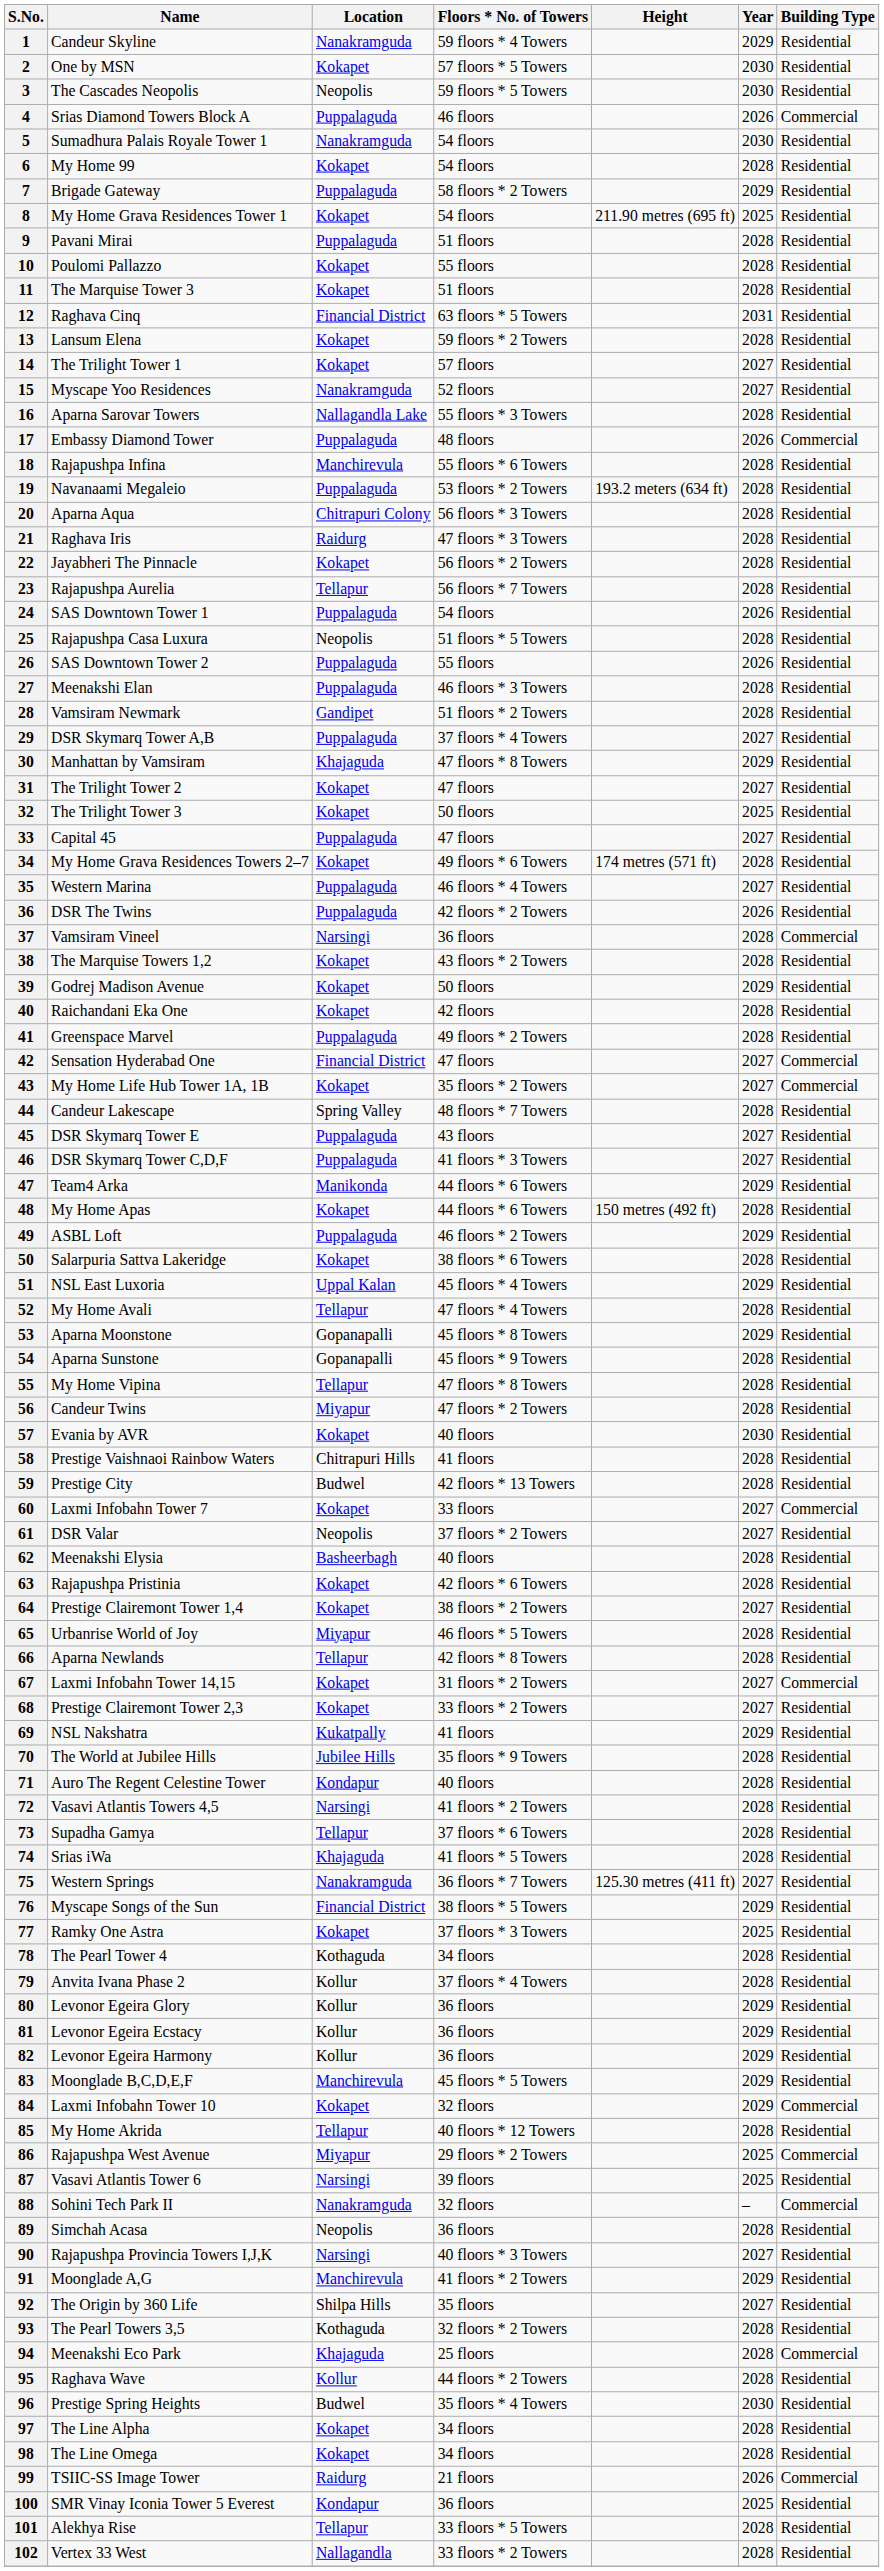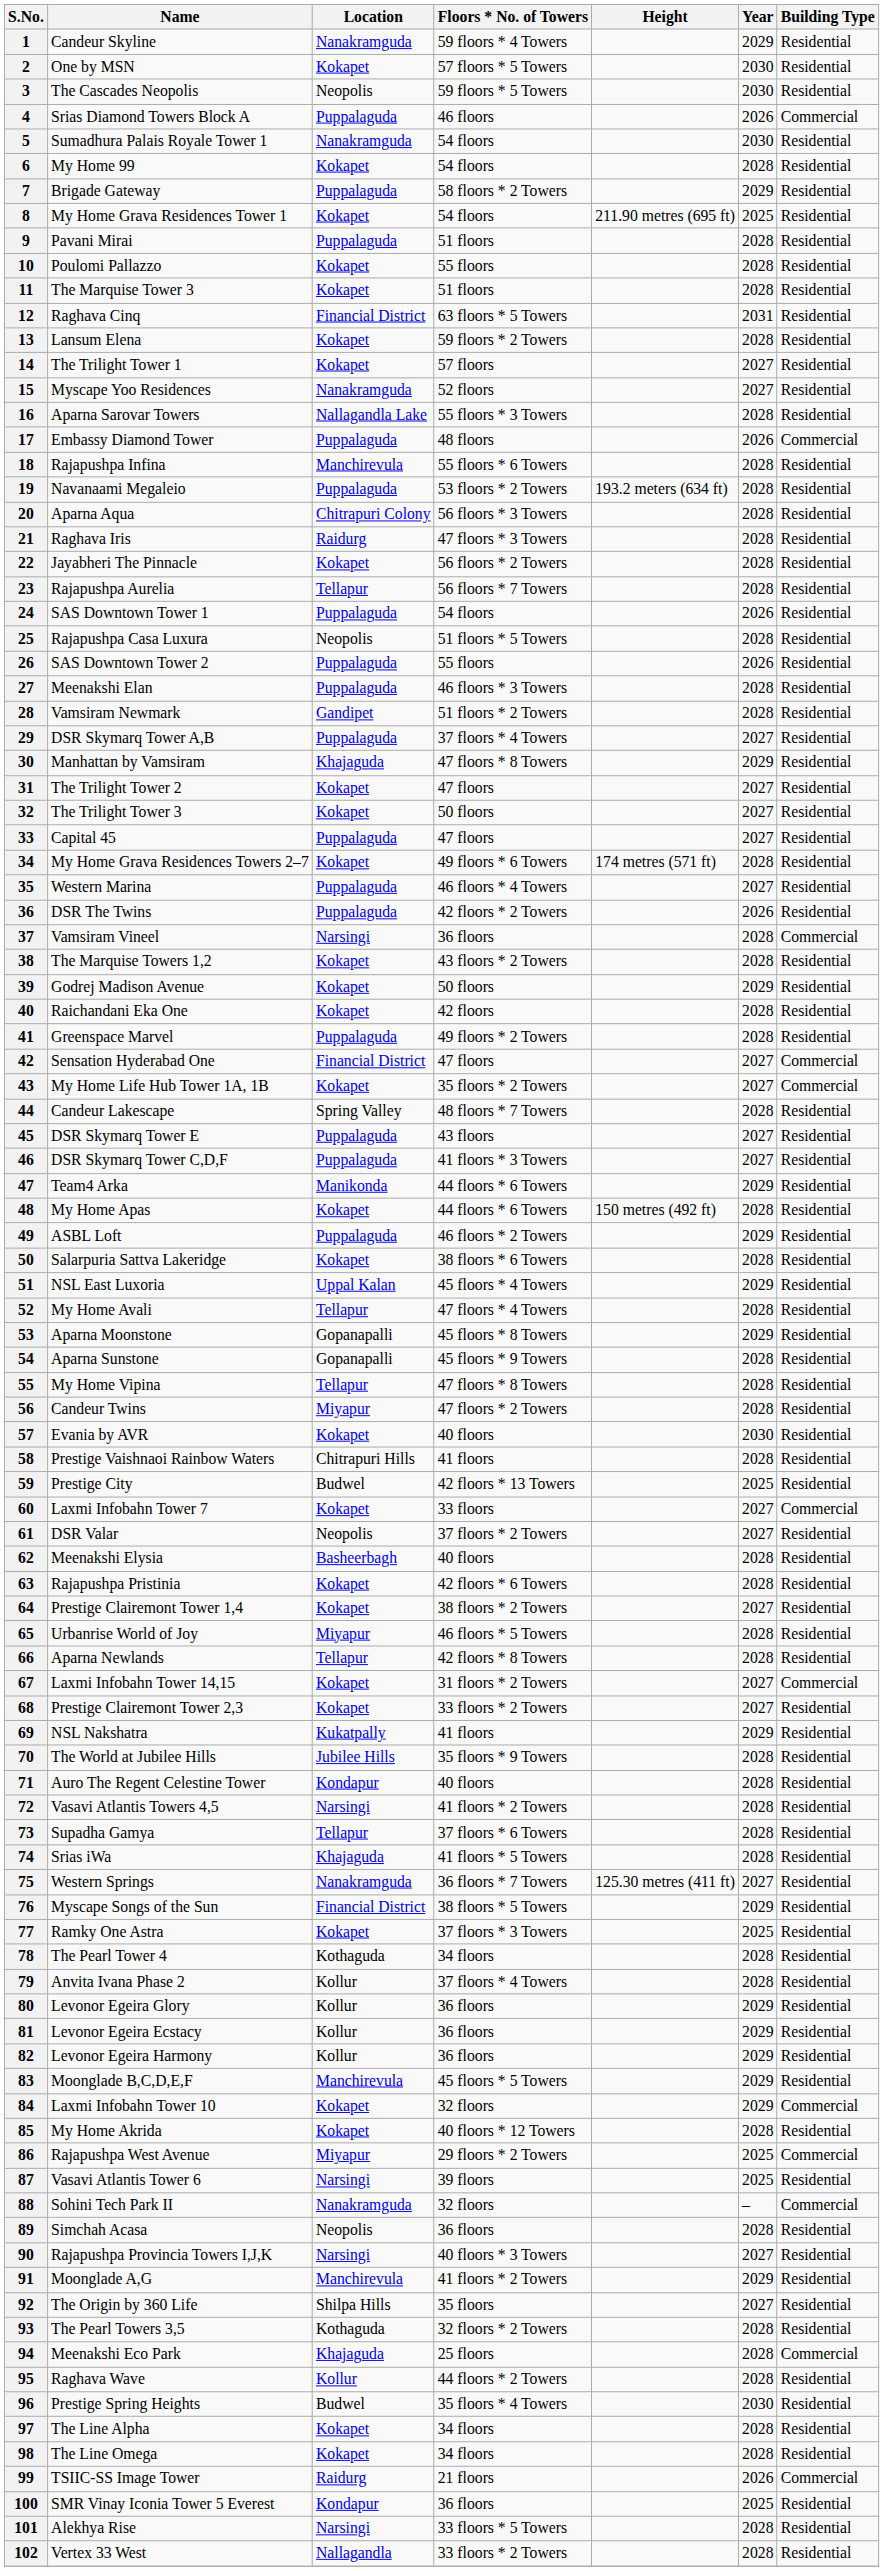(758, 812) 2025 -> (758, 812) 2027
(758, 1484) 2028 -> (758, 1484) 2025
(342, 2130) Tellapur -> (343, 2130) Kokapet
(342, 2528) Tellapur -> (343, 2528) Narsingi
